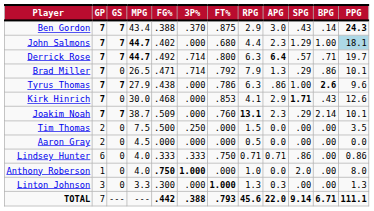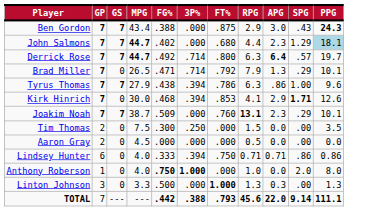- column: (326, 13)
(195, 28) .370 -> (195, 28) .000
(195, 85) .000 -> (195, 85) .394
(195, 99) .000 -> (195, 99) .394
(165, 128) .500 -> (165, 128) .300
(195, 156) .333 -> (195, 156) .394
(165, 184) .300 -> (165, 184) .500
